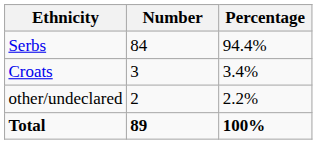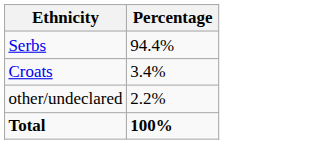- column: (173, 17)
